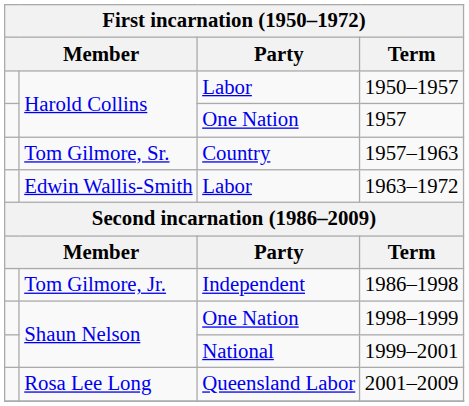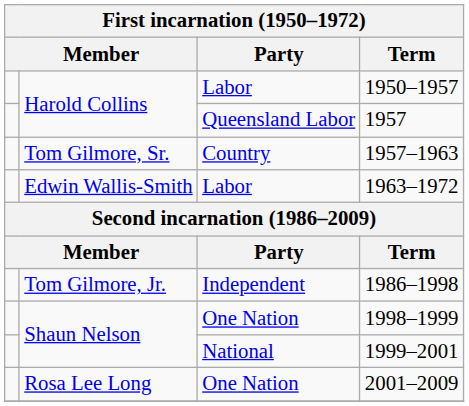(250, 119) One Nation -> (279, 119) Queensland Labor
(279, 383) Queensland Labor -> (250, 383) One Nation
